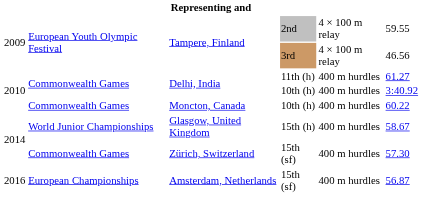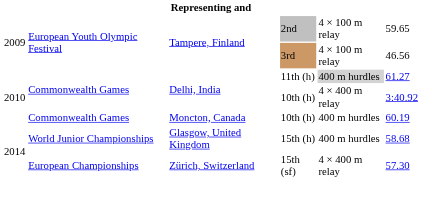(398, 28) 59.55 -> (398, 28) 59.65
(349, 76) no background -> (349, 76) lightgrey background
(349, 91) 400 m hurdles -> (340, 97) 4 × 400 m relay
(398, 106) 60.22 -> (398, 118) 60.19
(398, 126) 58.67 -> (398, 138) 58.68
(79, 153) Commonwealth Games -> (83, 165) European Championships
(349, 153) 400 m hurdles -> (340, 165) 4 × 400 m relay
- row: (223, 180)
